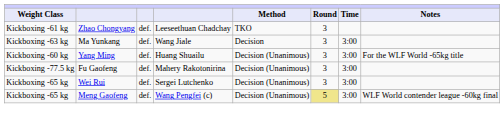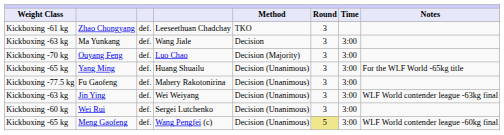+ row: (100, 55)
(37, 55) Kickboxing -60 kg -> (37, 68) Kickboxing -65 kg
+ row: (92, 95)
(37, 82) Kickboxing -65 kg -> (37, 109) Kickboxing -60 kg
